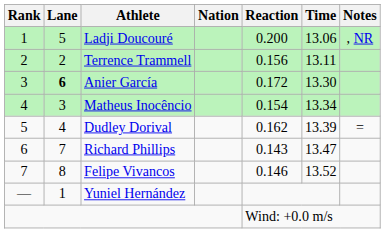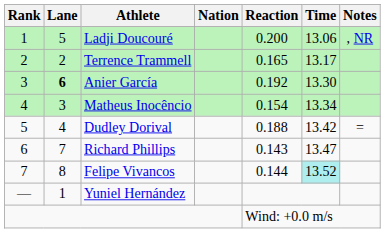(272, 60) 0.156 -> (272, 60) 0.165
(321, 60) 13.11 -> (321, 60) 13.17
(272, 82) 0.172 -> (272, 82) 0.192
(272, 127) 0.162 -> (272, 127) 0.188
(321, 127) 13.39 -> (321, 127) 13.42
(272, 171) 0.146 -> (272, 171) 0.144
(321, 171) no background -> (321, 171) paleturquoise background
